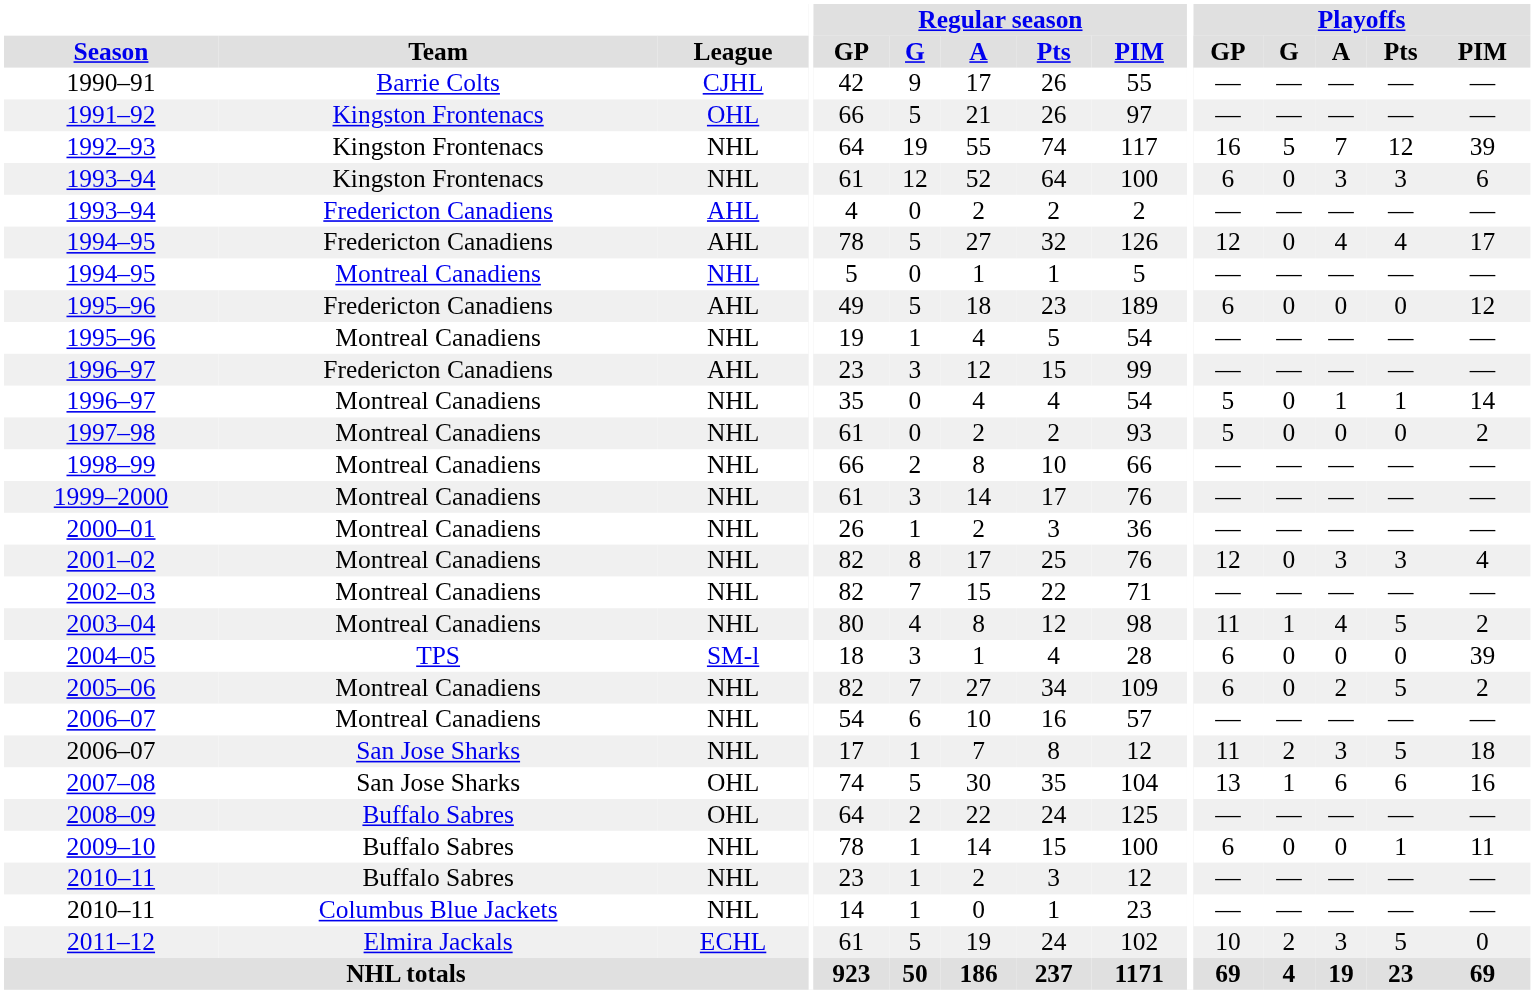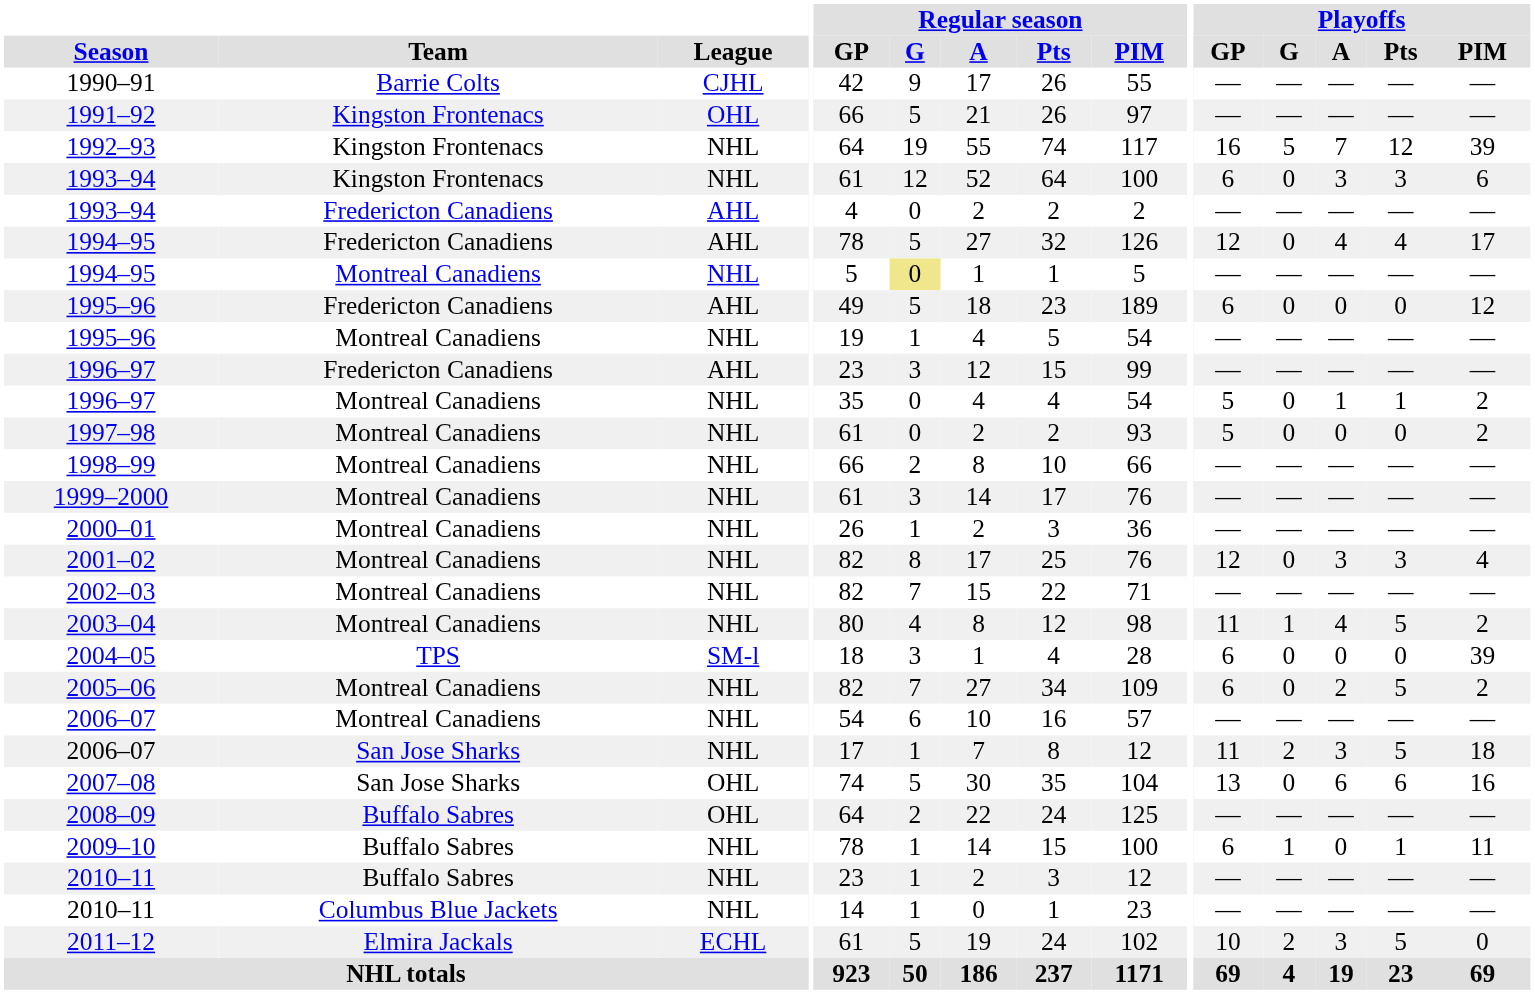(915, 274) no background -> (915, 274) khaki background
(1482, 401) 14 -> (1482, 401) 2
(1289, 782) 1 -> (1289, 782) 0
(1289, 846) 0 -> (1289, 846) 1
